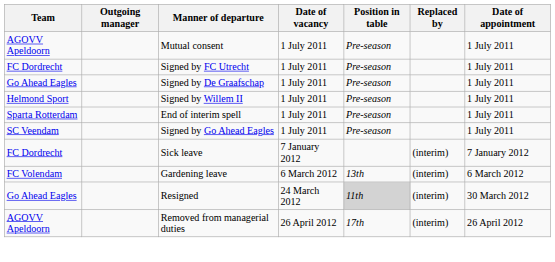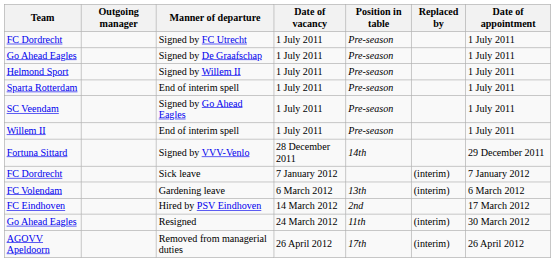- row: (28, 45)
+ row: (26, 131)
+ row: (37, 152)
+ row: (36, 206)
(355, 196) lightgrey background -> (357, 222) no background
